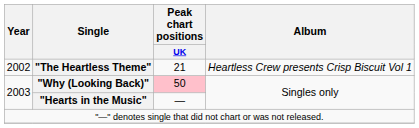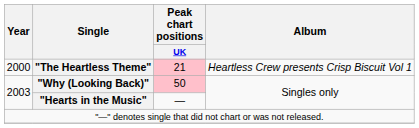(19, 67) 2002 -> (19, 67) 2000
(180, 67) no background -> (180, 67) pink background
